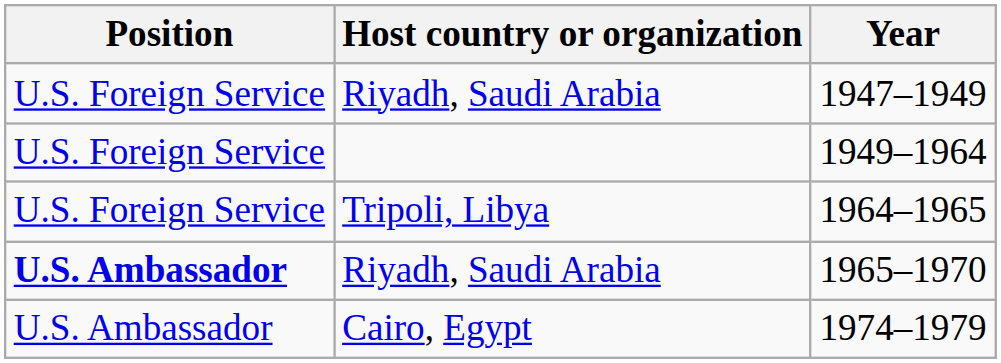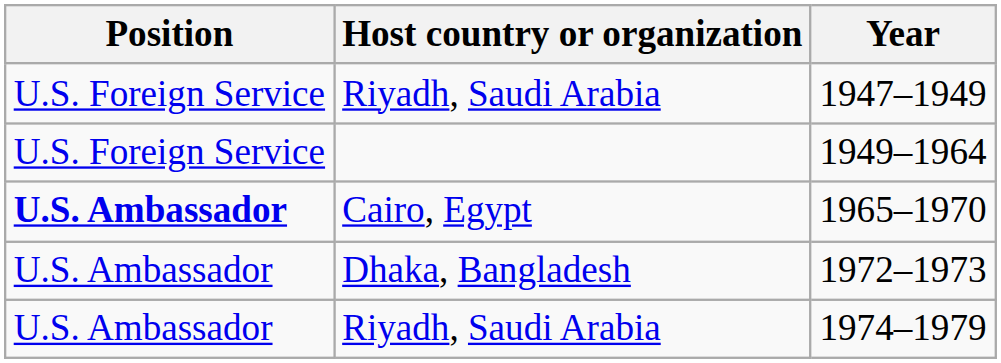- row: (903, 210)
(501, 269) Riyadh, Saudi Arabia -> (437, 210) Cairo, Egypt
+ row: (903, 269)
(437, 328) Cairo, Egypt -> (501, 328) Riyadh, Saudi Arabia
